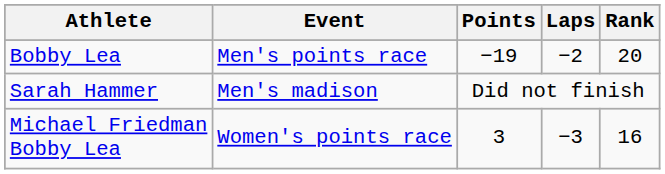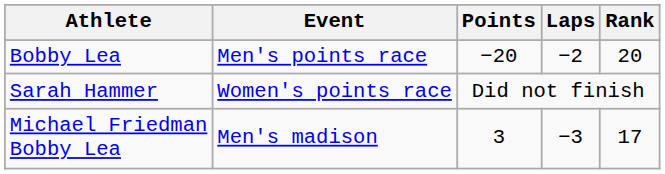(499, 56) −19 -> (499, 56) −20
(298, 91) Men's madison -> (335, 91) Women's points race
(335, 138) Women's points race -> (298, 138) Men's madison
(630, 138) 16 -> (630, 138) 17
